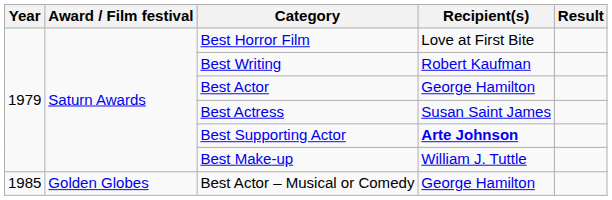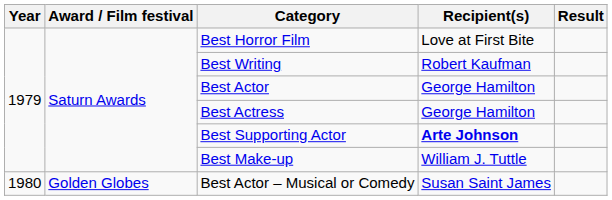(486, 111) Susan Saint James -> (478, 111) George Hamilton
(25, 183) 1985 -> (25, 183) 1980
(478, 183) George Hamilton -> (486, 183) Susan Saint James
